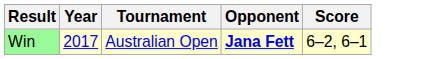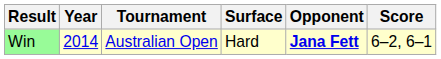+ column: (254, 16)
(81, 41) 2017 -> (81, 41) 2014
